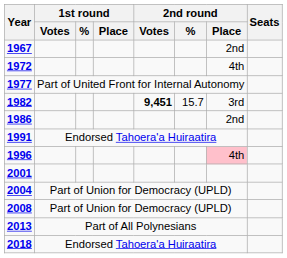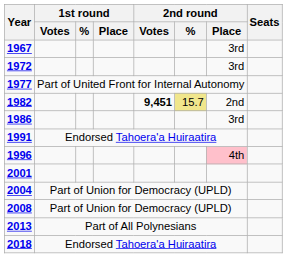(235, 48) 2nd -> (236, 48) 3rd
(237, 66) 4th -> (236, 66) 3rd
(193, 102) no background -> (193, 102) khaki background
(236, 102) 3rd -> (235, 102) 2nd
(235, 119) 2nd -> (236, 119) 3rd
